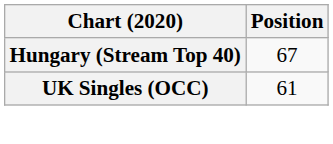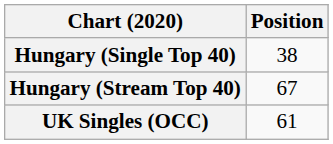+ row: (125, 54)
